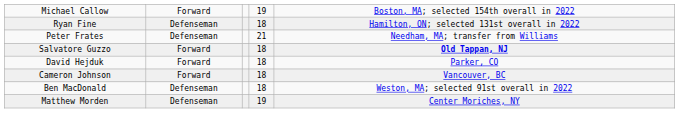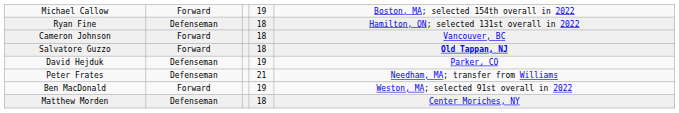rows swapped: (75, 37) <-> (75, 75)
(194, 62) Forward -> (194, 62) Defenseman
(262, 62) 18 -> (262, 62) 19
(194, 88) Defenseman -> (194, 88) Forward
(262, 88) 18 -> (262, 88) 19
(262, 101) 19 -> (262, 101) 18
